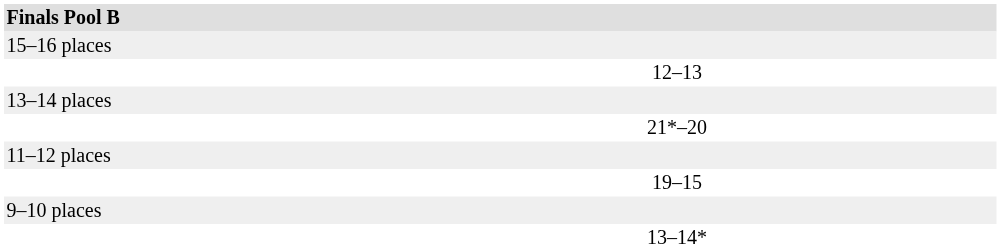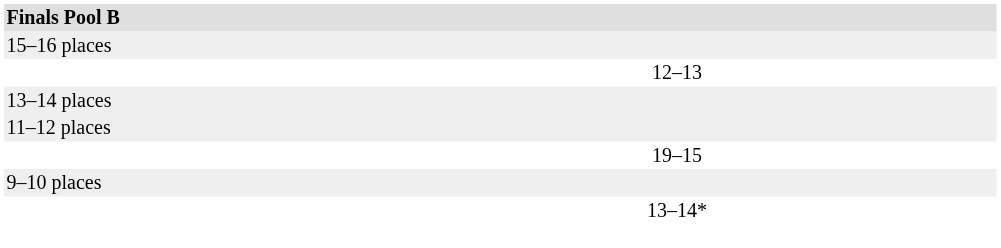- row: (677, 127)
